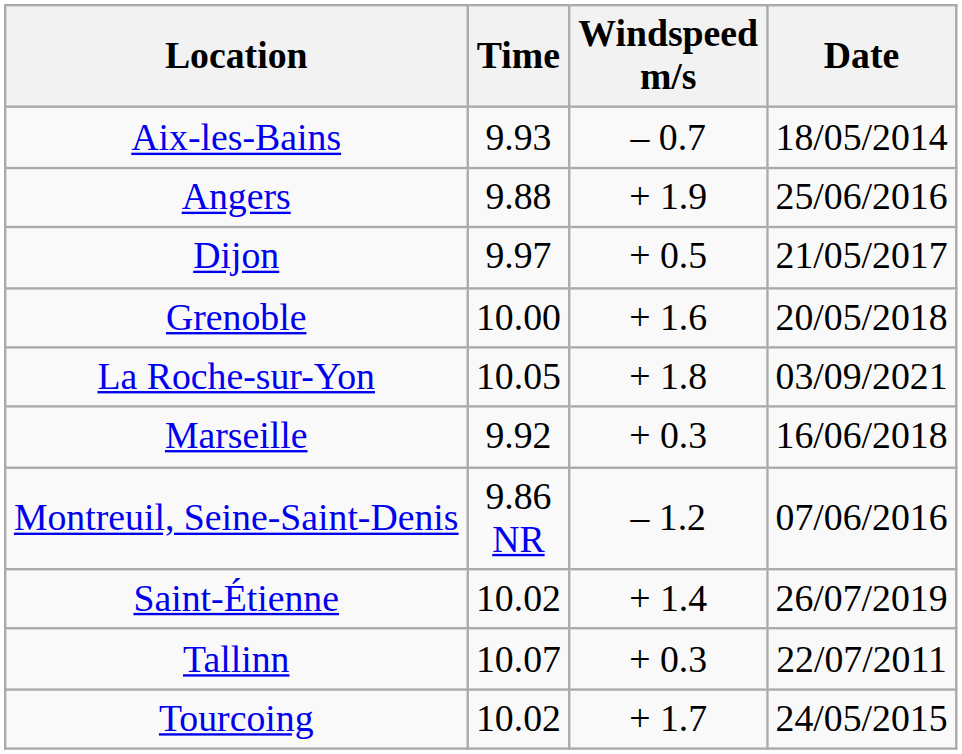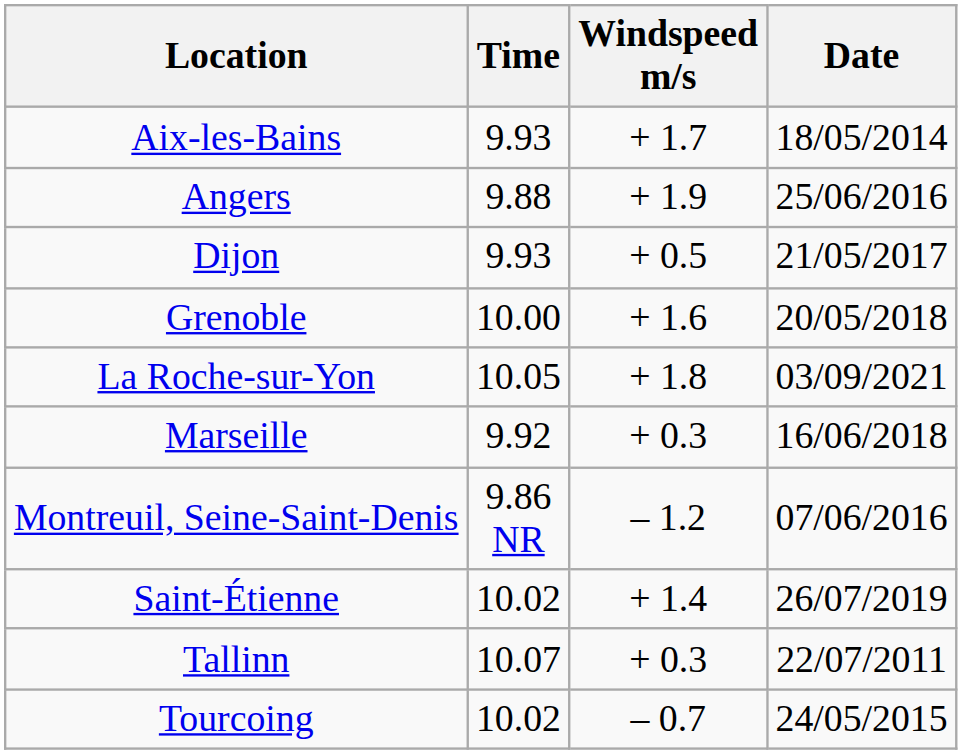(668, 136) – 0.7 -> (668, 136) + 1.7
(518, 256) 9.97 -> (518, 256) 9.93
(668, 718) + 1.7 -> (668, 718) – 0.7
